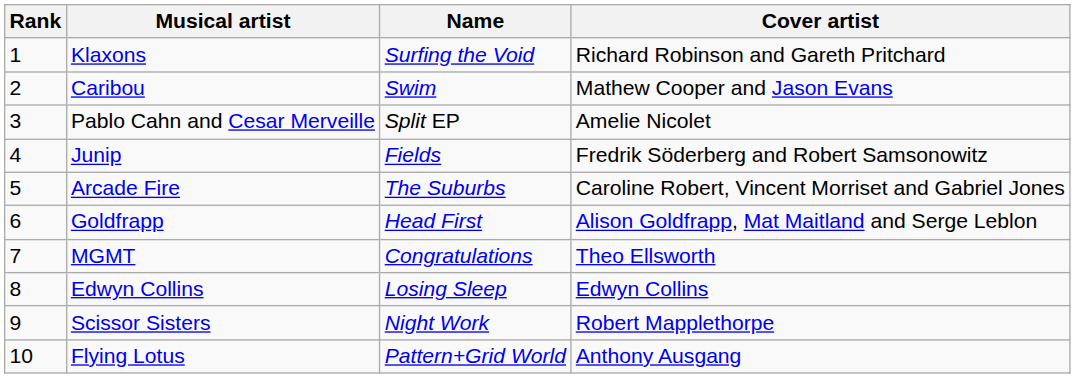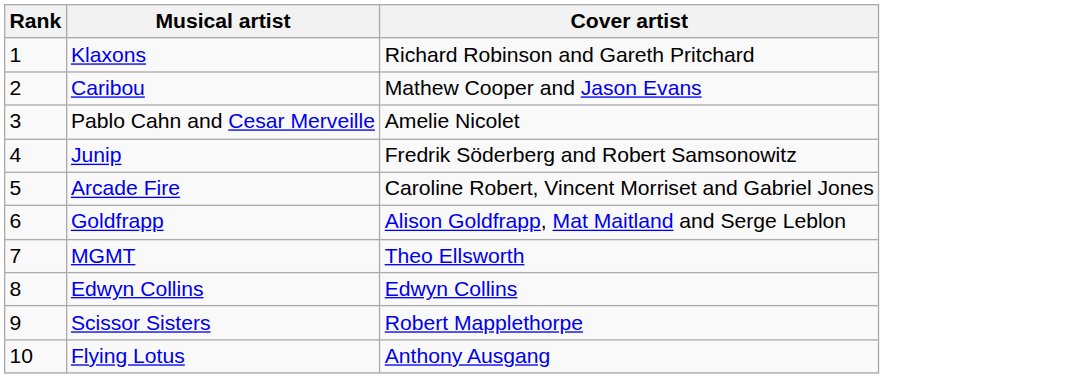- column: (475, 21)
